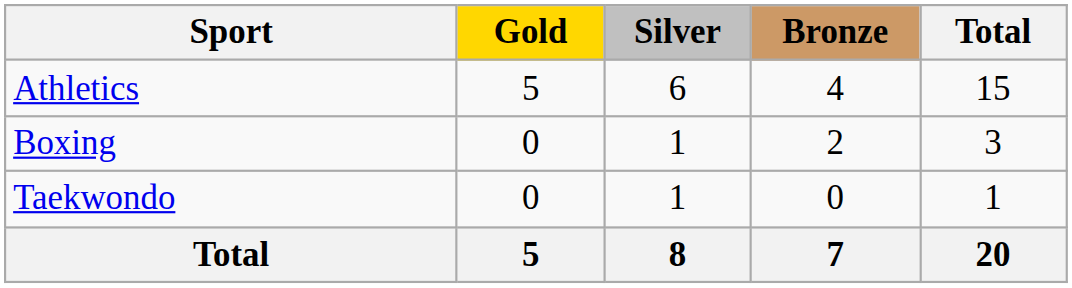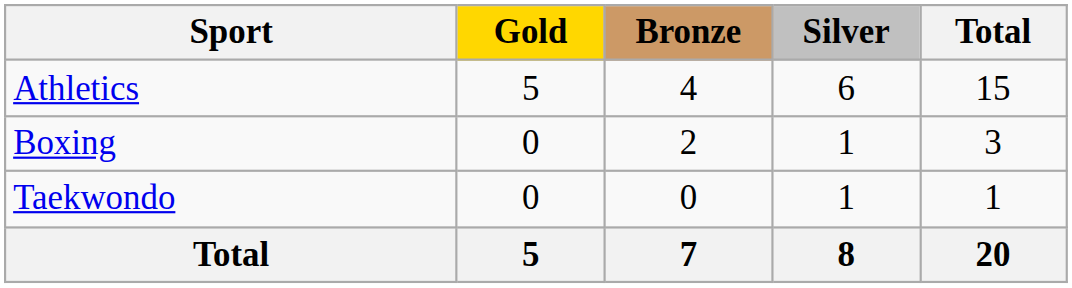columns swapped: (677, 32) <-> (835, 32)
